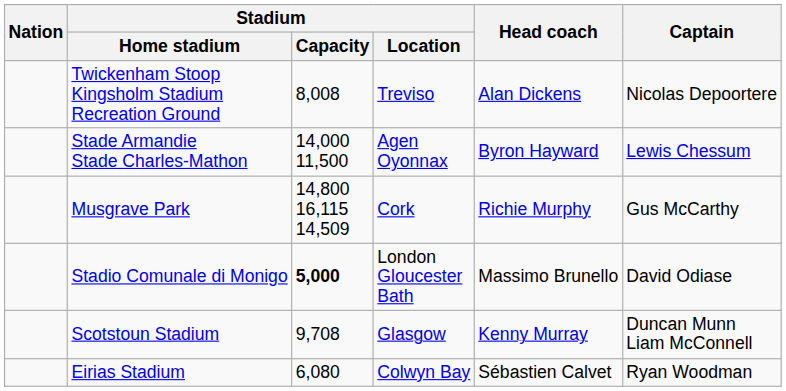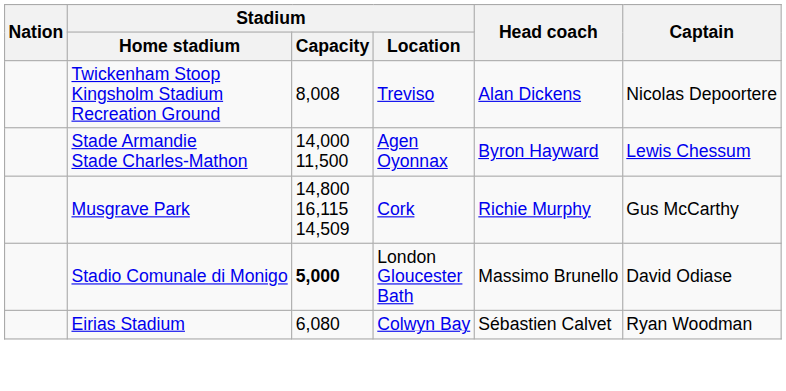- row: (145, 334)
